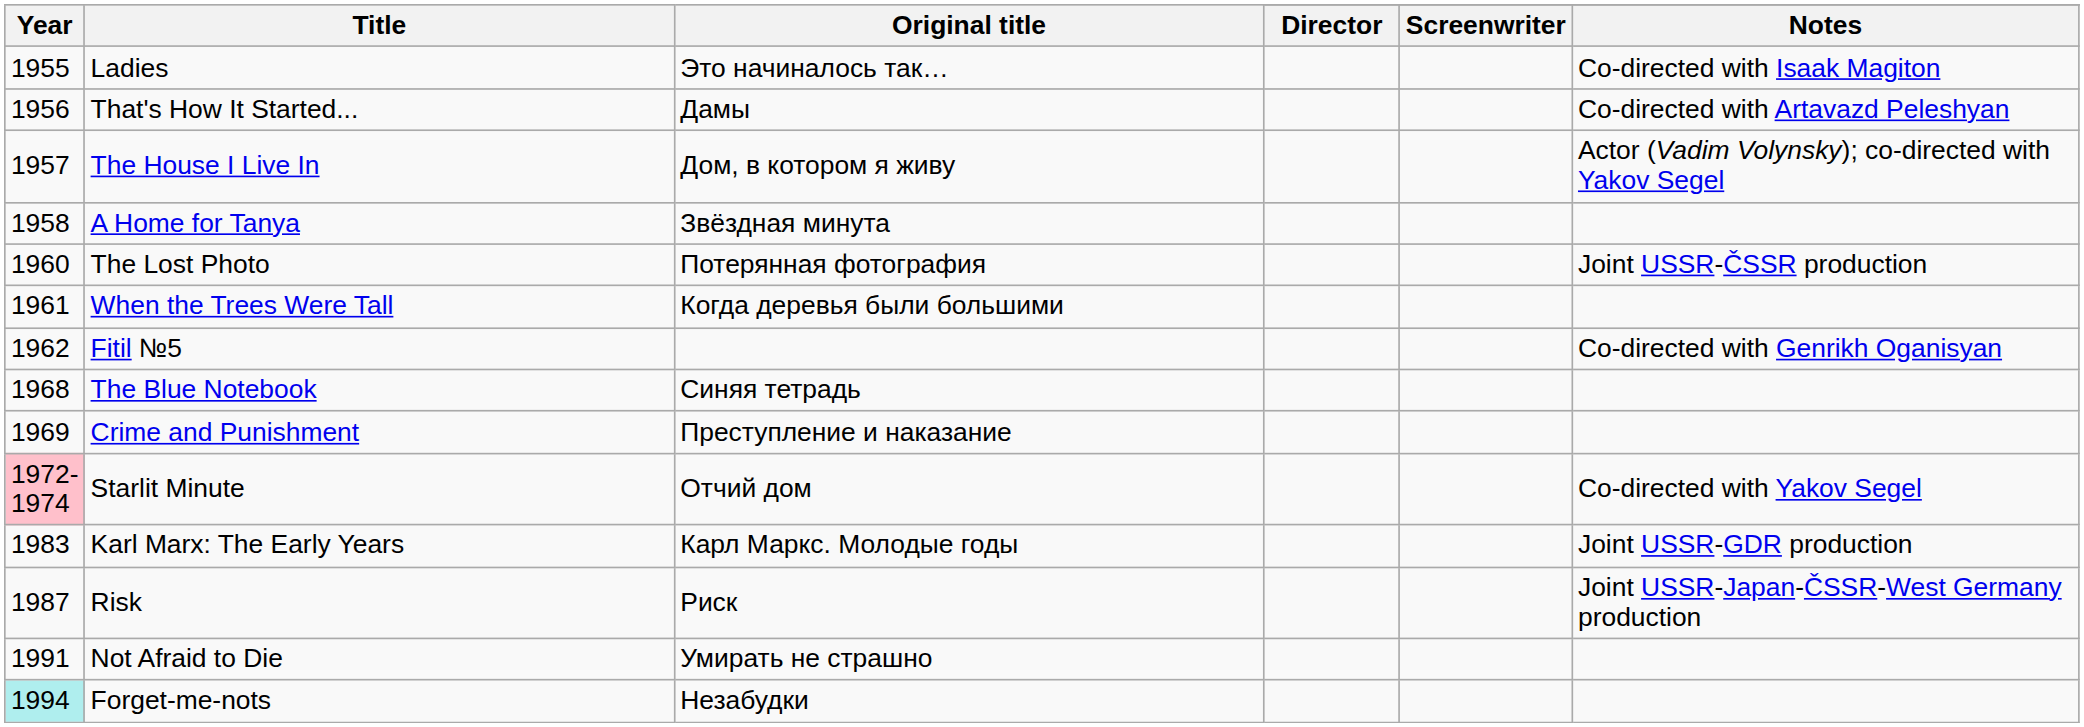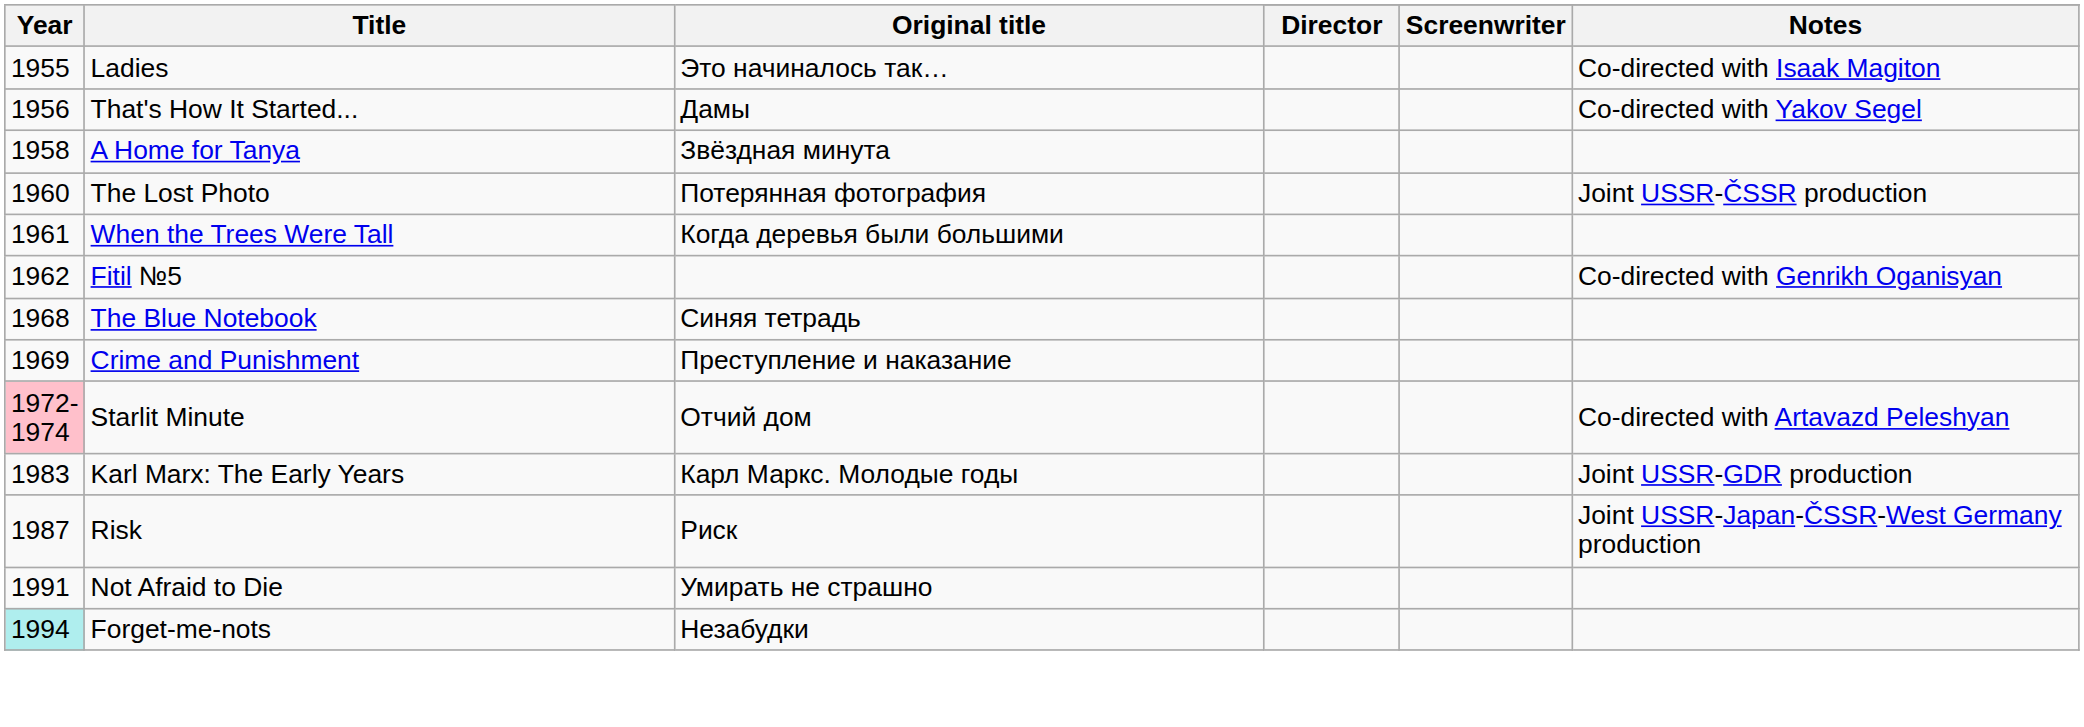(1794, 109) Co-directed with Artavazd Peleshyan -> (1750, 109) Co-directed with Yakov Segel
- row: (205, 165)
(1750, 488) Co-directed with Yakov Segel -> (1794, 417) Co-directed with Artavazd Peleshyan
